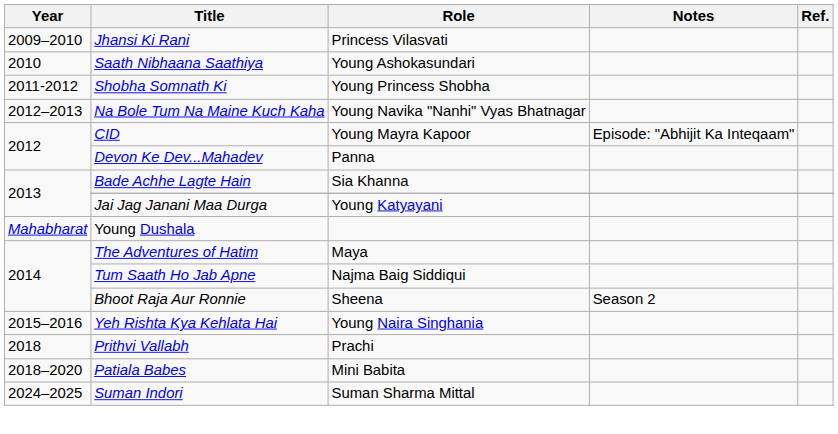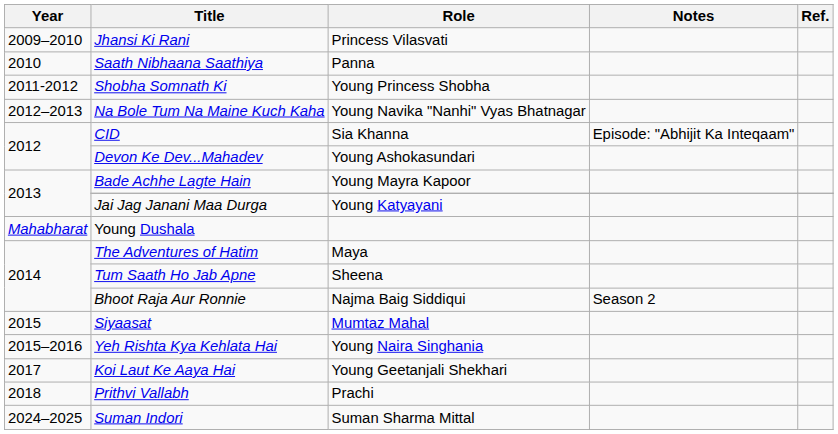(403, 63) Young Ashokasundari -> (353, 63) Panna
(401, 134) Young Mayra Kapoor -> (370, 134) Sia Khanna
(353, 157) Panna -> (403, 157) Young Ashokasundari
(370, 181) Sia Khanna -> (401, 181) Young Mayra Kapoor
(399, 275) Najma Baig Siddiqui -> (357, 275) Sheena
(357, 299) Sheena -> (399, 299) Najma Baig Siddiqui
+ row: (123, 323)
+ row: (165, 370)
- row: (140, 370)
